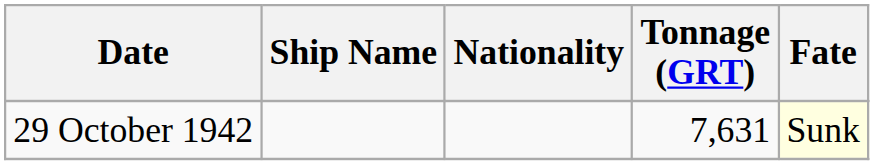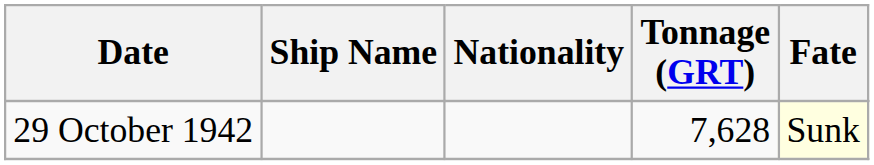(730, 129) 7,631 -> (730, 129) 7,628
